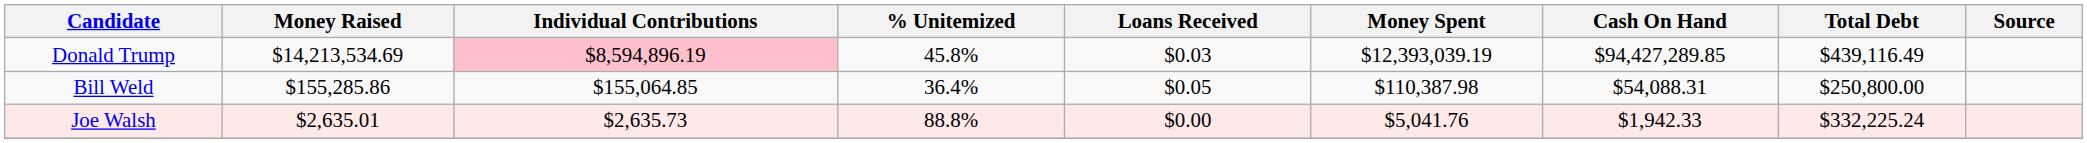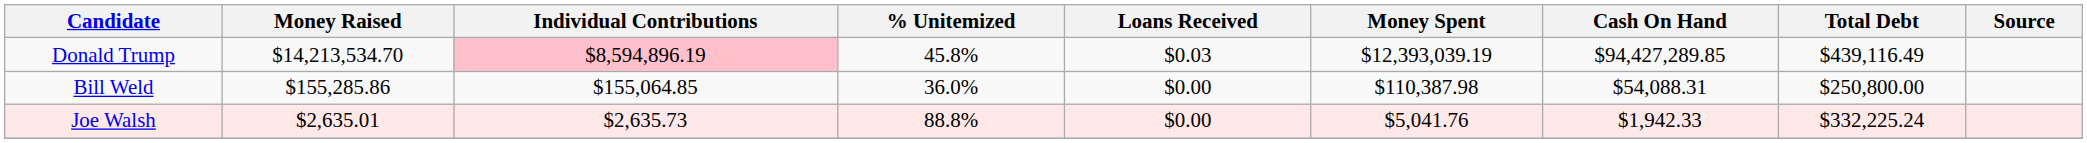(338, 54) $14,213,534.69 -> (338, 54) $14,213,534.70
(951, 87) 36.4% -> (951, 87) 36.0%
(1188, 87) $0.05 -> (1188, 87) $0.00
